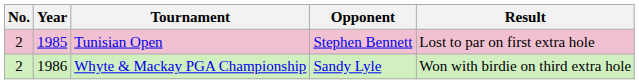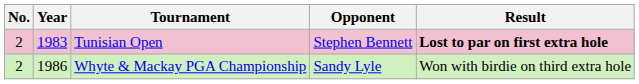(52, 41) 1985 -> (52, 41) 1983
(507, 41) normal -> (514, 41) bold
